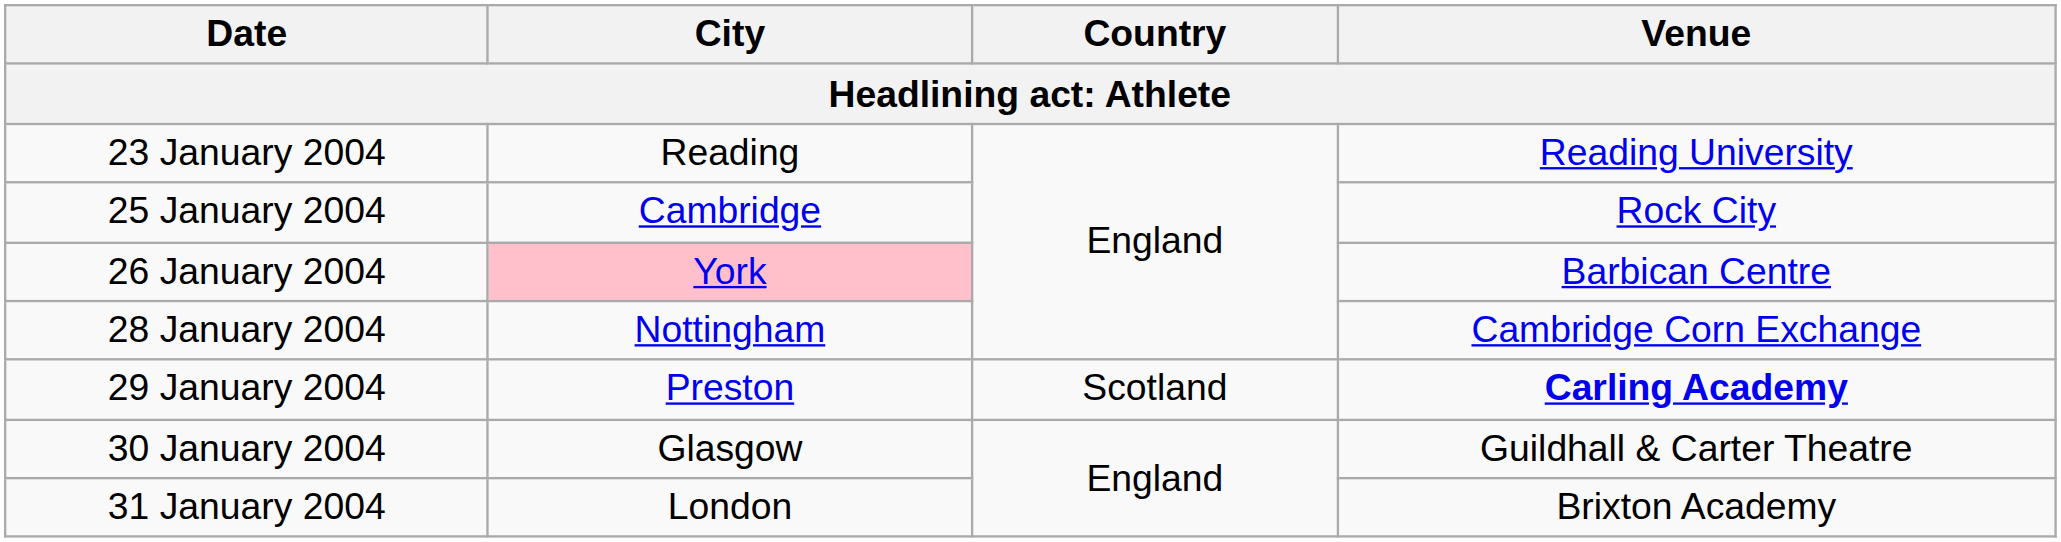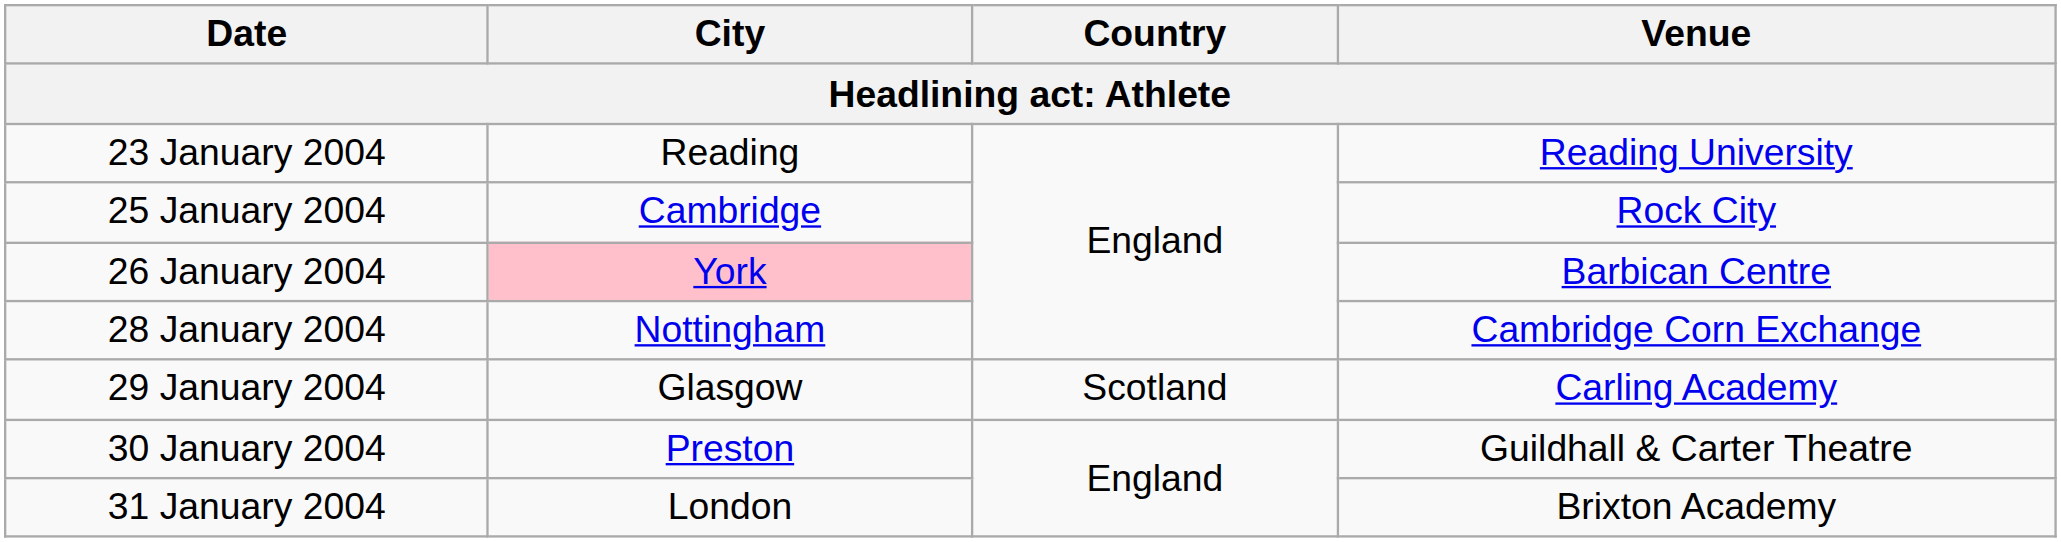(730, 388) Preston -> (730, 388) Glasgow
(1696, 388) bold -> (1696, 388) normal
(730, 447) Glasgow -> (730, 447) Preston
